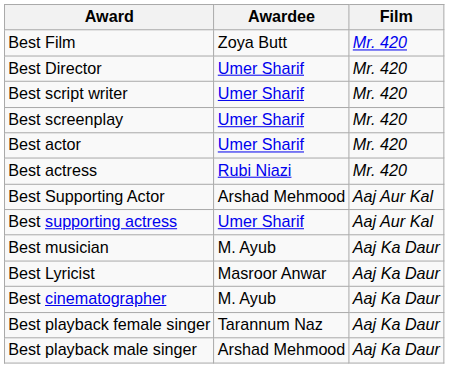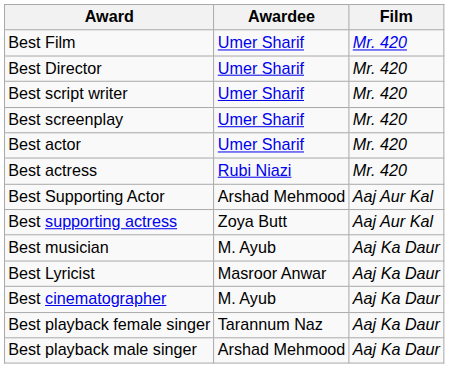(252, 42) Zoya Butt -> (261, 42) Umer Sharif
(261, 222) Umer Sharif -> (252, 222) Zoya Butt
